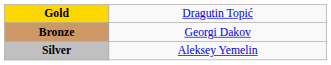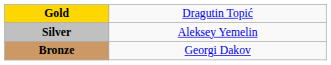rows swapped: (57, 50) <-> (57, 32)
